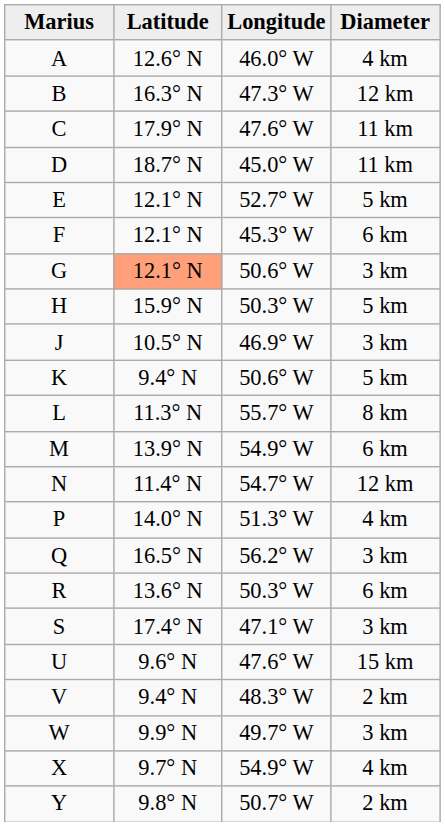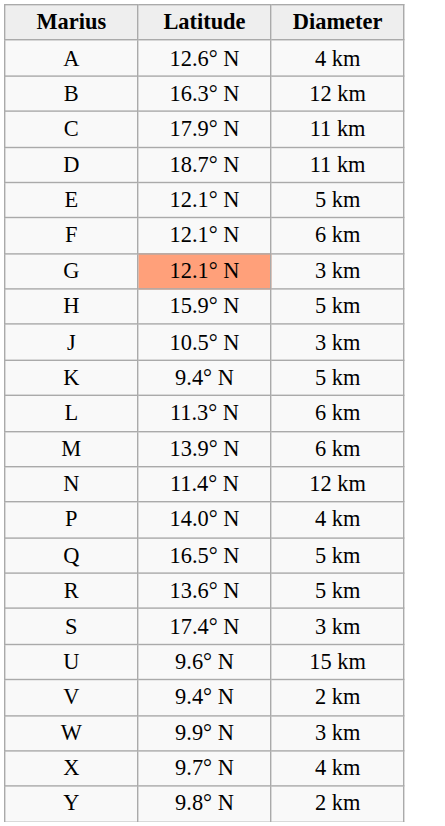- column: (276, 22)
(385, 413) 8 km -> (338, 413) 6 km
(385, 555) 3 km -> (338, 555) 5 km
(385, 590) 6 km -> (338, 590) 5 km
